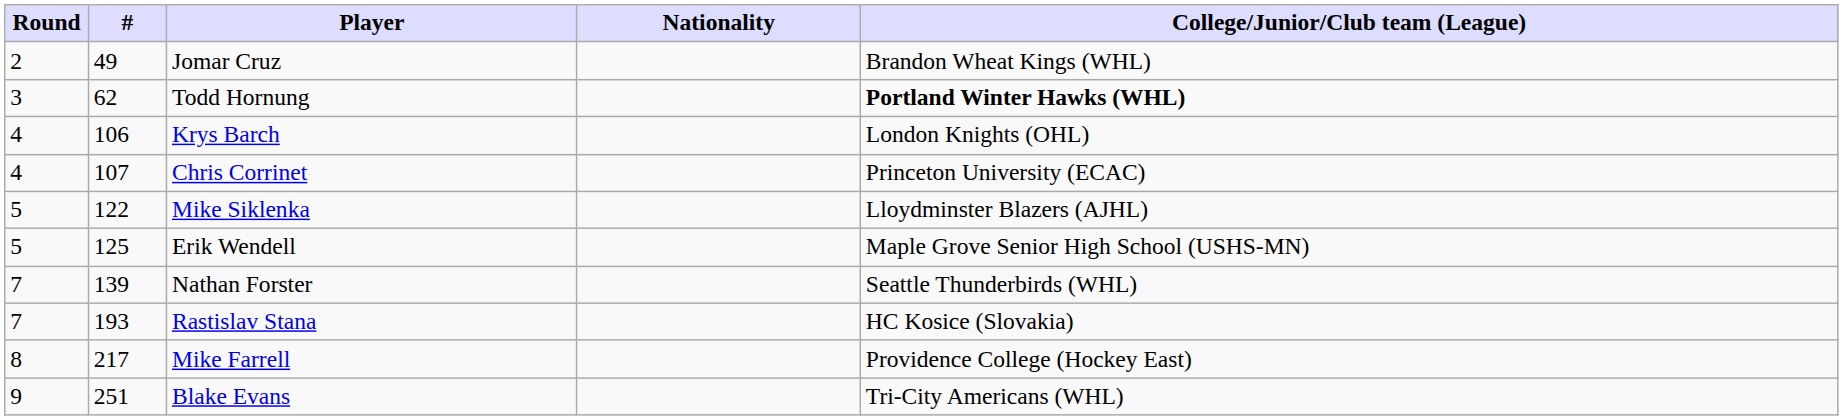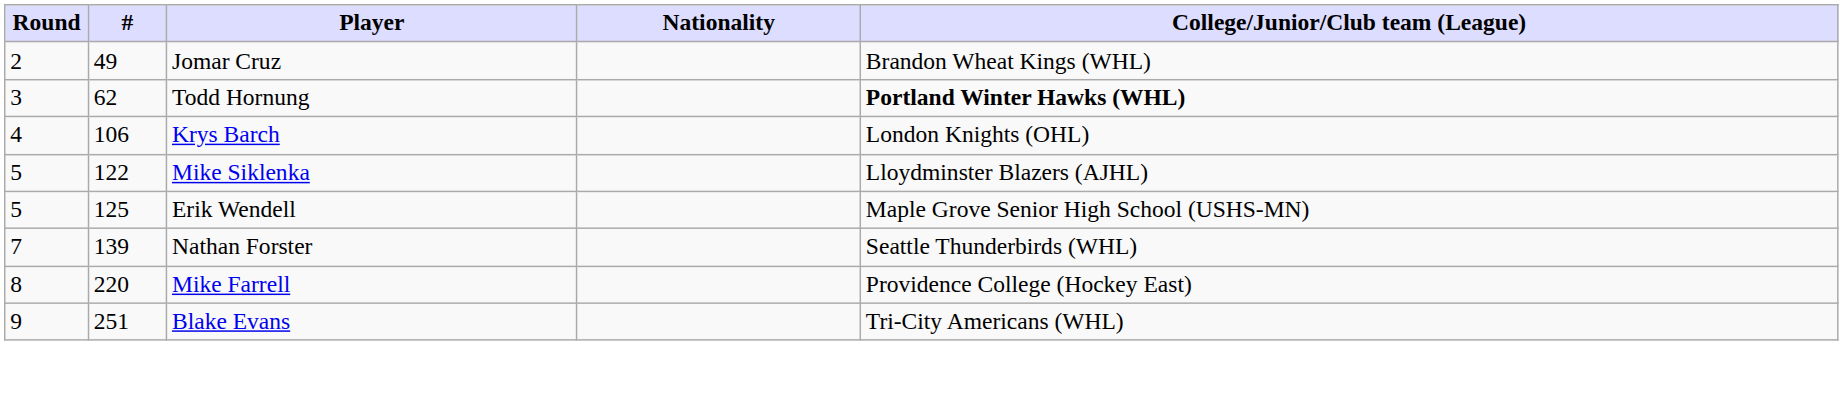- row: (240, 172)
- row: (244, 321)
(111, 358) 217 -> (111, 284) 220
